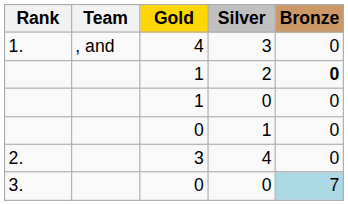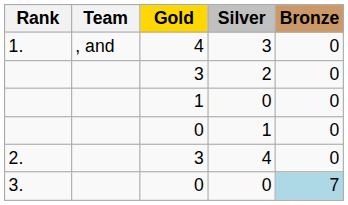(199, 74) 1 -> (199, 74) 3
(334, 74) bold -> (334, 74) normal
